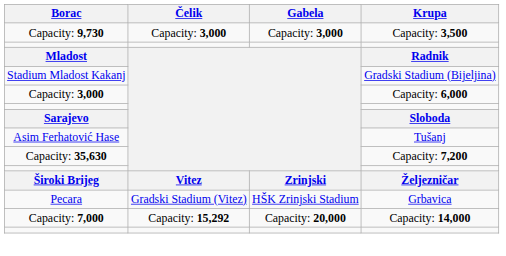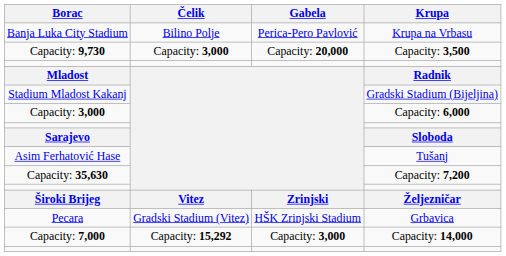+ row: (67, 32)
(305, 32) Capacity: 3,000 -> (308, 51) Capacity: 20,000
(305, 218) Capacity: 20,000 -> (308, 236) Capacity: 3,000
